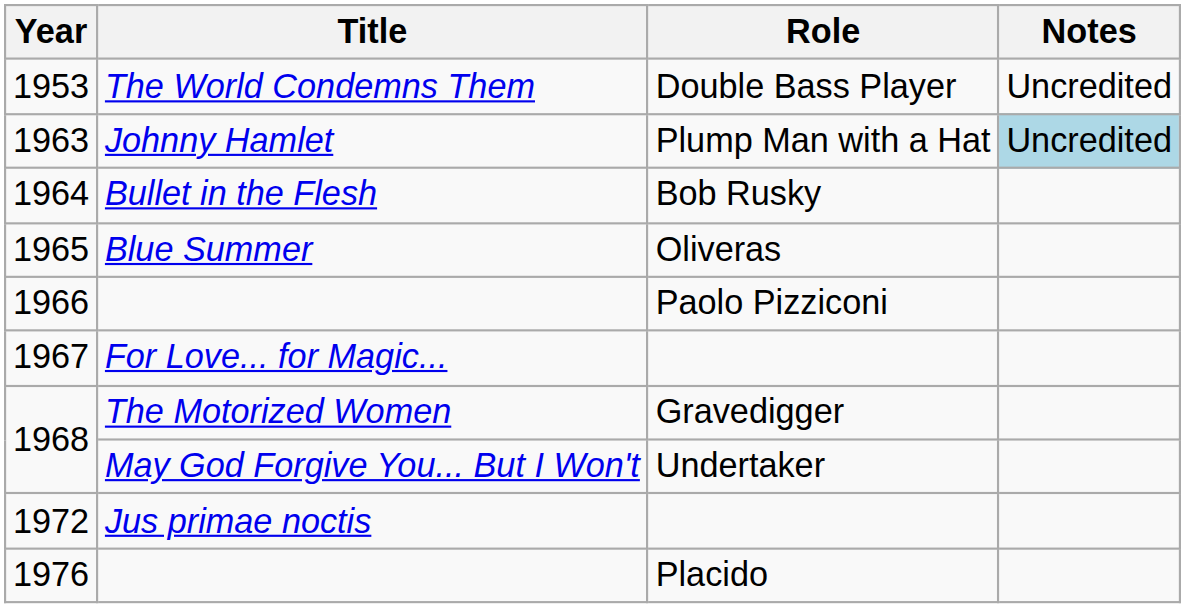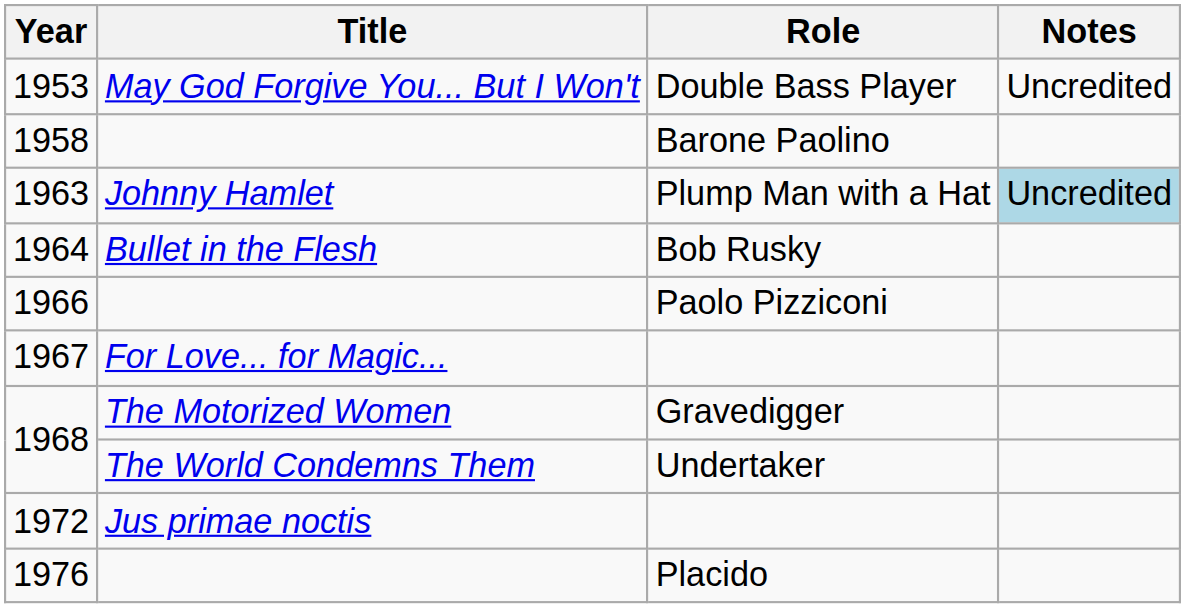(320, 85) The World Condemns Them -> (372, 85) May God Forgive You... But I Won't
+ row: (51, 140)
- row: (51, 248)
(372, 466) May God Forgive You... But I Won't -> (320, 466) The World Condemns Them
